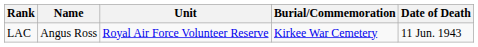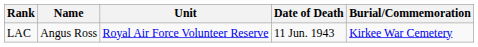columns swapped: (436, 13) <-> (335, 13)
